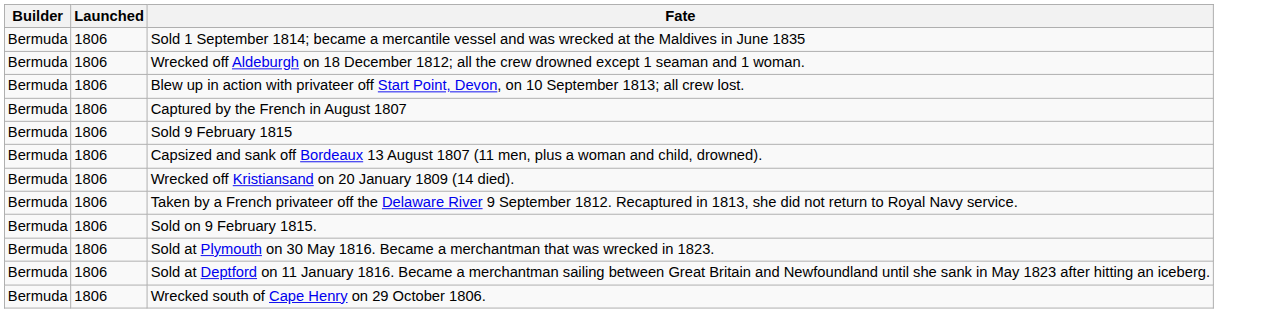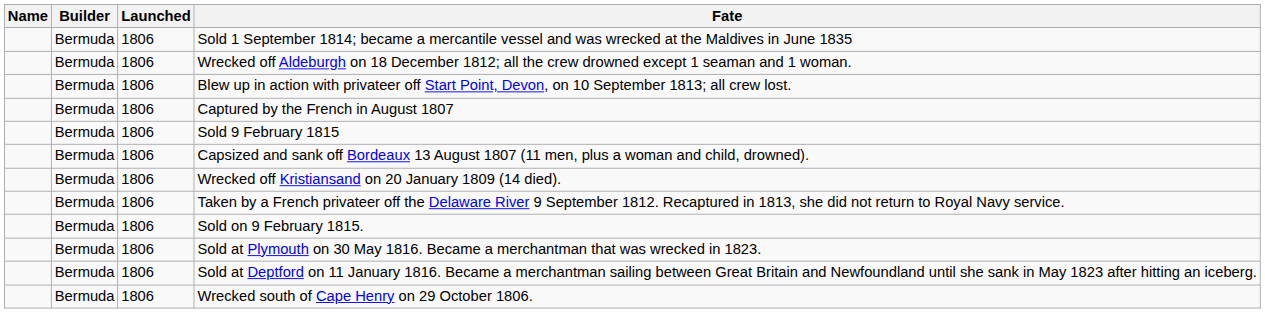+ column: (28, 16)
